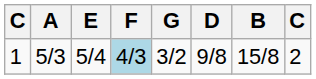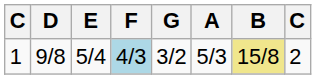columns swapped: (212, 21) <-> (51, 21)
(258, 56) no background -> (258, 56) khaki background
